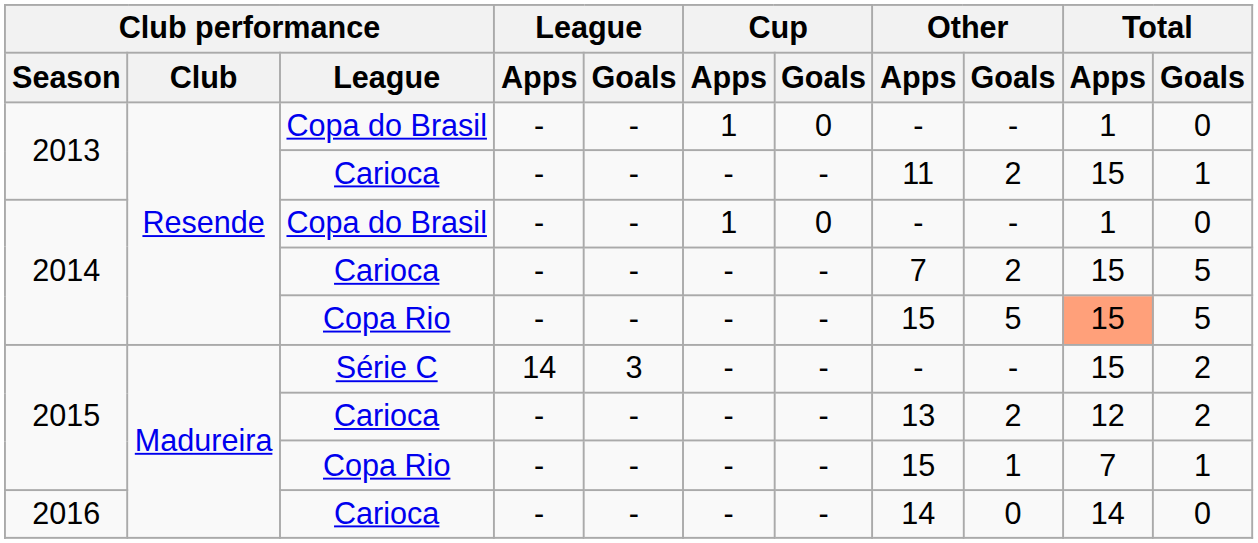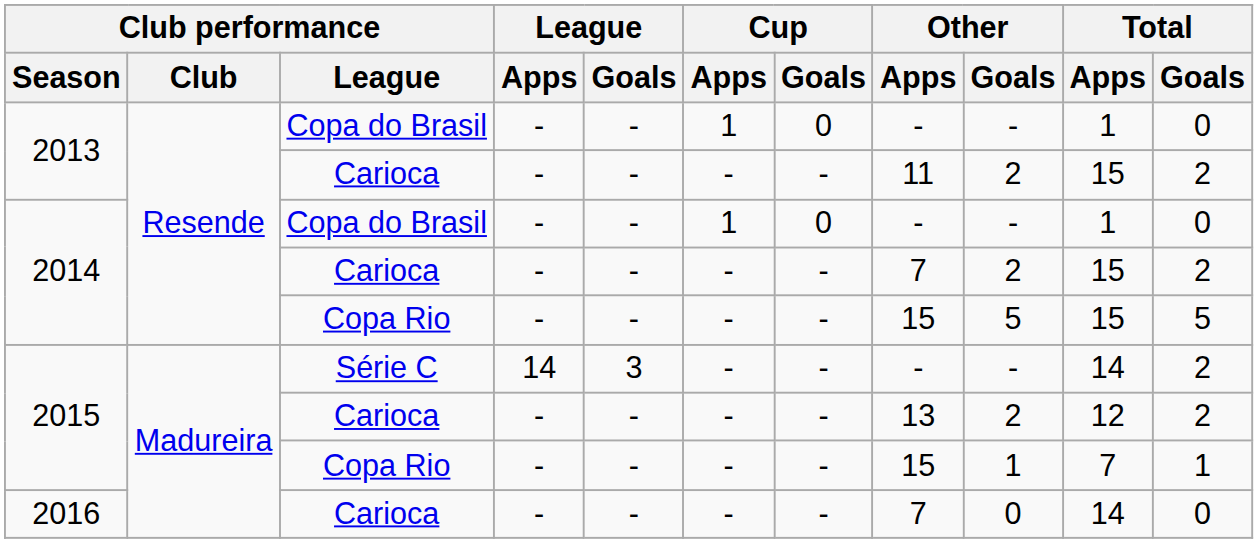(1202, 174) 1 -> (1202, 174) 2
(1202, 271) 5 -> (1202, 271) 2
(1108, 319) lightsalmon background -> (1108, 319) no background
(1108, 367) 15 -> (1108, 367) 14
(918, 513) 14 -> (918, 513) 7
